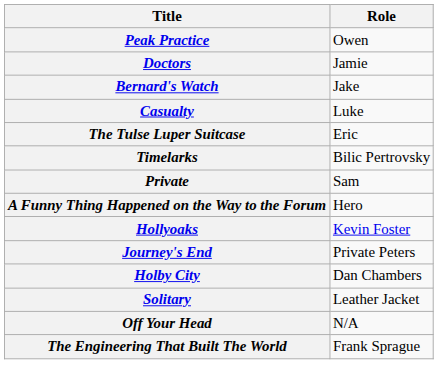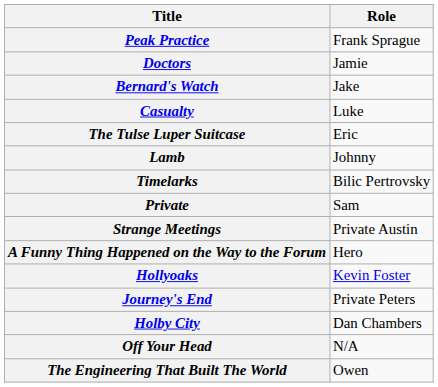(351, 39) Owen -> (377, 39) Frank Sprague
+ row: (167, 157)
+ row: (167, 228)
- row: (167, 299)
(377, 346) Frank Sprague -> (351, 370) Owen
